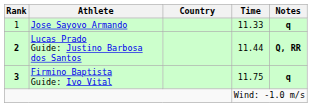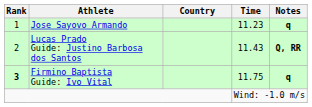(251, 25) 11.33 -> (251, 25) 11.23
(17, 49) bold -> (17, 49) normal
(251, 49) 11.44 -> (251, 49) 11.43
